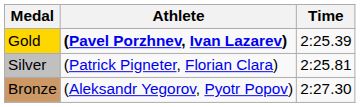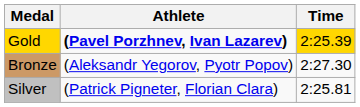(326, 41) no background -> (326, 41) gold background
rows swapped: (27, 65) <-> (32, 89)
